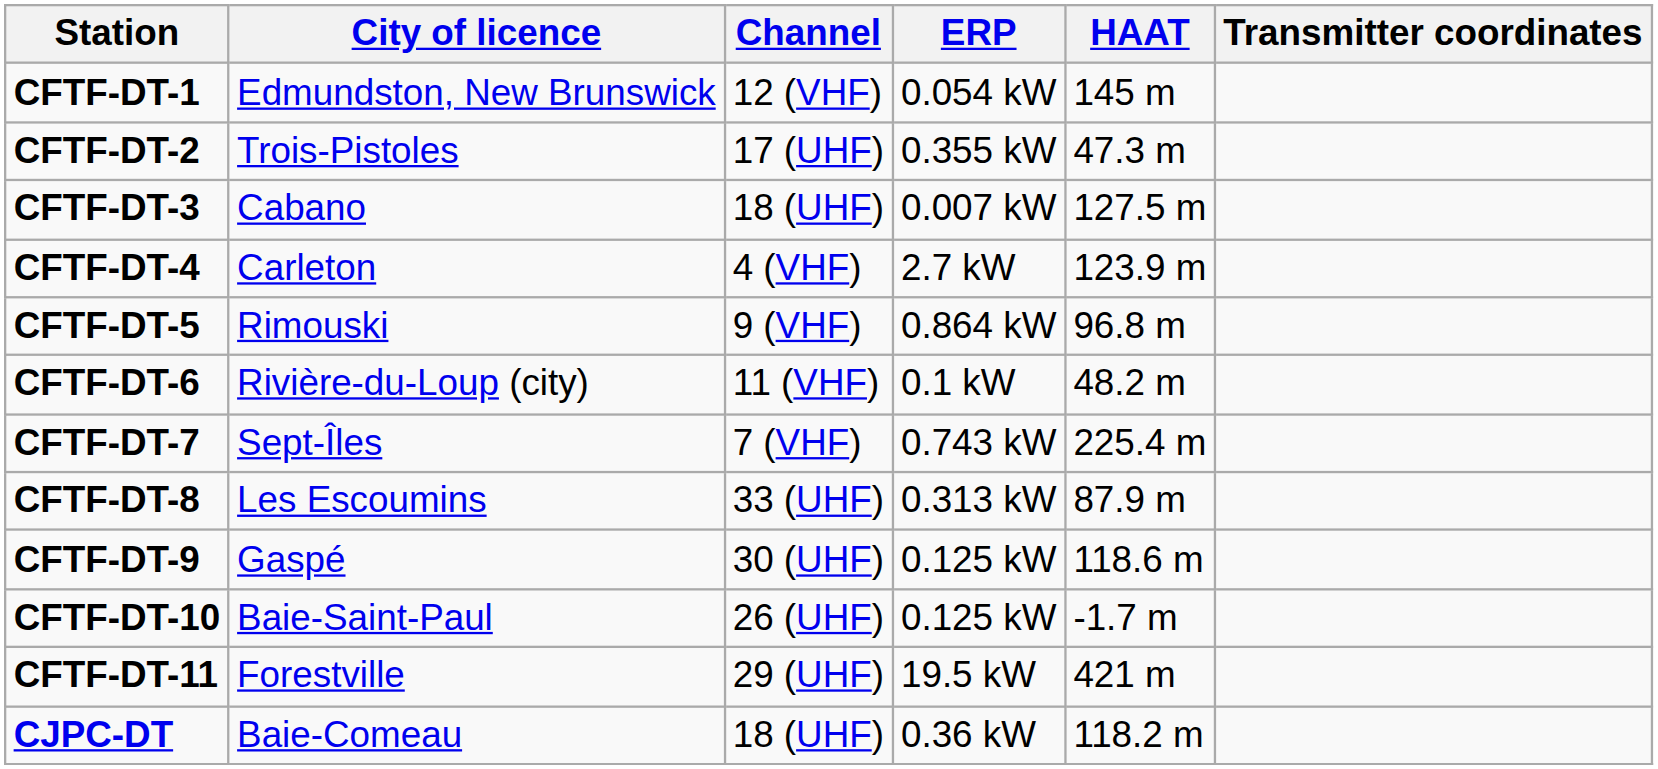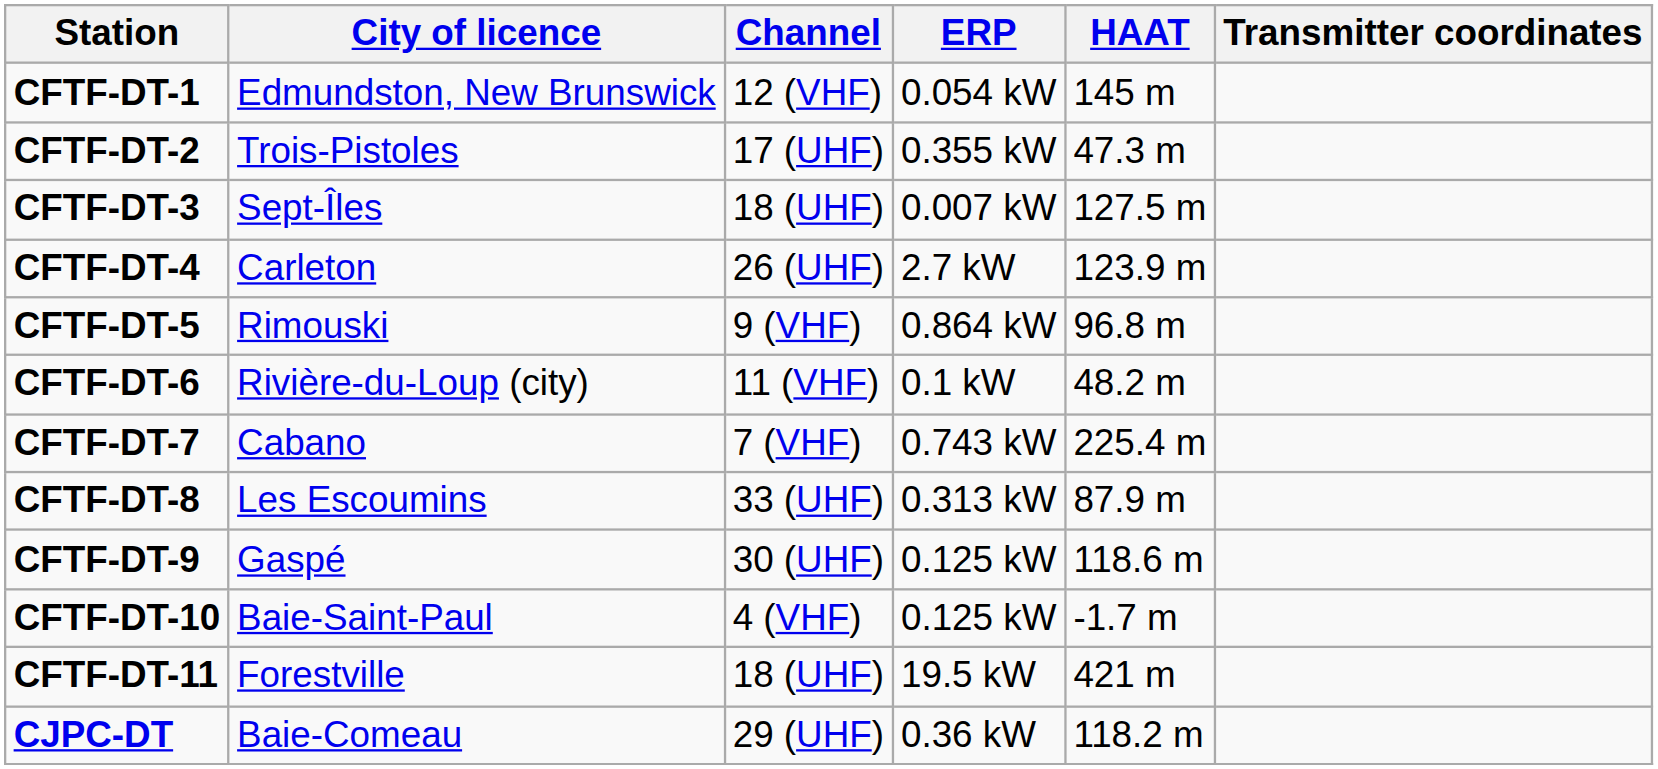(302, 208) Cabano -> (310, 208) Sept-Îles
(797, 267) 4 (VHF) -> (808, 267) 26 (UHF)
(310, 442) Sept-Îles -> (302, 442) Cabano
(808, 617) 26 (UHF) -> (797, 617) 4 (VHF)
(808, 675) 29 (UHF) -> (808, 675) 18 (UHF)
(808, 734) 18 (UHF) -> (808, 734) 29 (UHF)
